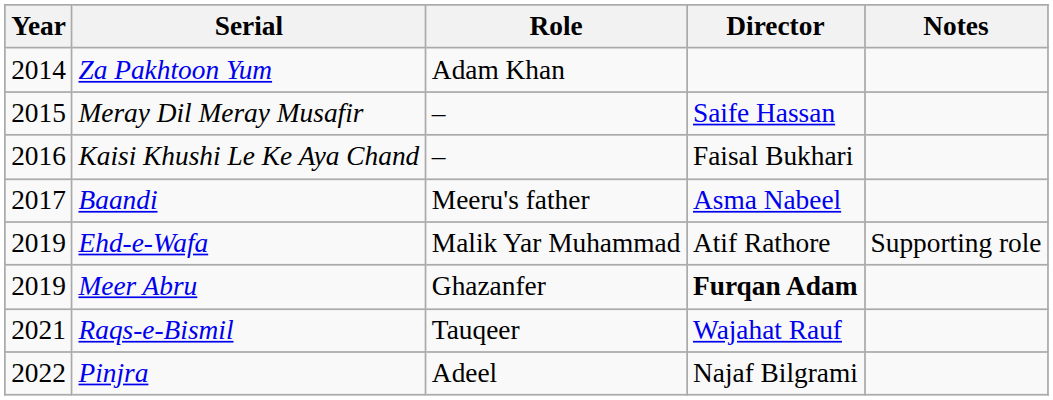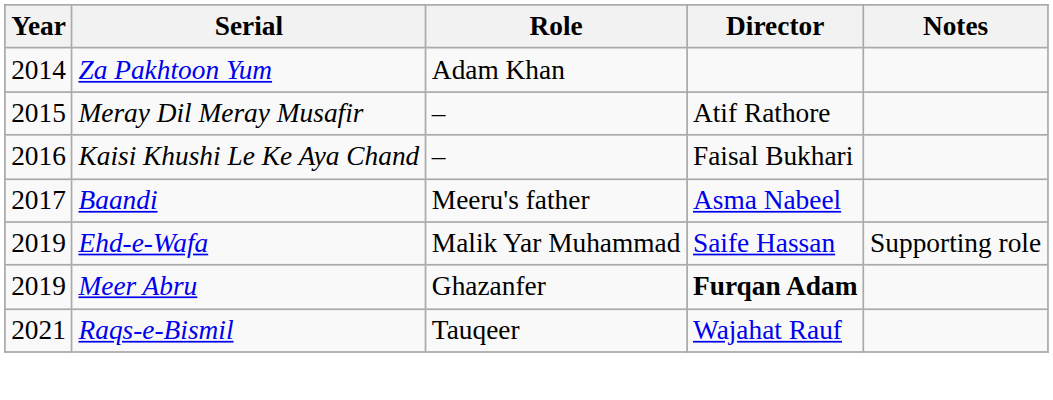(764, 112) Saife Hassan -> (762, 112) Atif Rathore
(762, 243) Atif Rathore -> (764, 243) Saife Hassan
- row: (113, 373)
